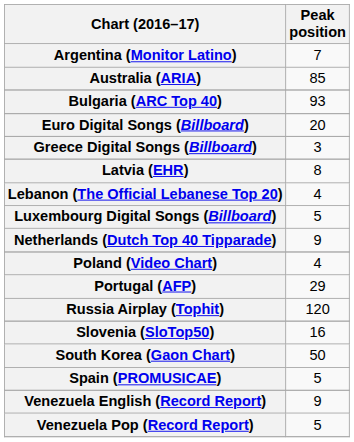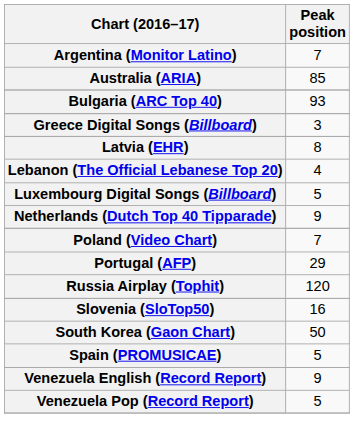- row: (145, 124)
(318, 263) 4 -> (318, 240) 7
